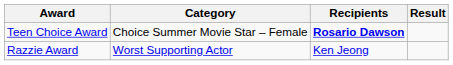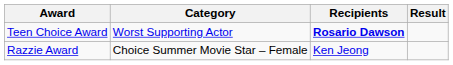(210, 32) Choice Summer Movie Star – Female -> (173, 32) Worst Supporting Actor
(173, 50) Worst Supporting Actor -> (210, 50) Choice Summer Movie Star – Female
